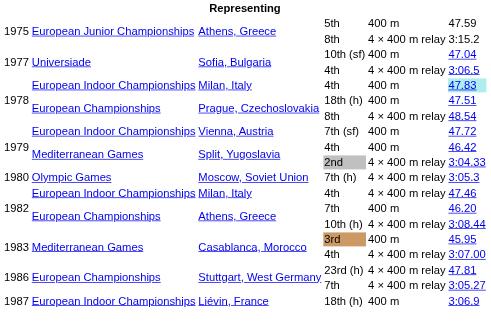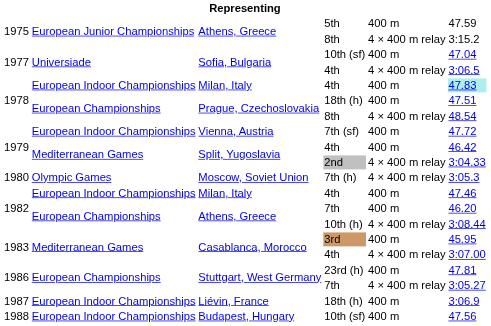(407, 193) 4 × 400 m relay -> (384, 193) 400 m
(407, 270) 4 × 400 m relay -> (384, 270) 400 m
+ row: (17, 316)
